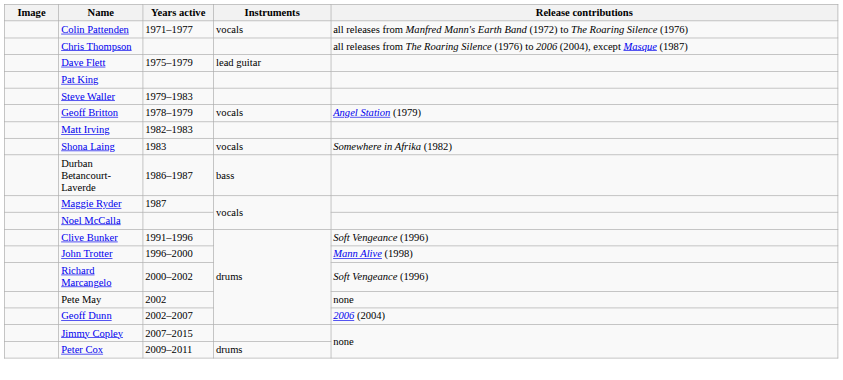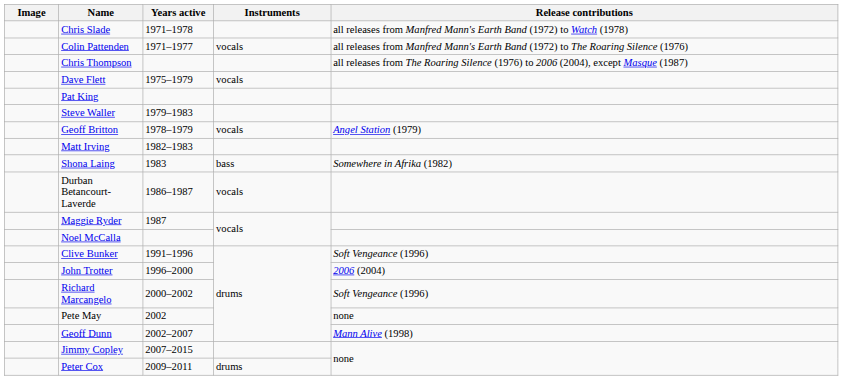+ row: (86, 29)
(238, 63) lead guitar -> (230, 79) vocals
(230, 146) vocals -> (225, 163) bass
(225, 175) bass -> (230, 192) vocals
(373, 254) Mann Alive (1998) -> (359, 271) 2006 (2004)
(359, 316) 2006 (2004) -> (373, 333) Mann Alive (1998)
